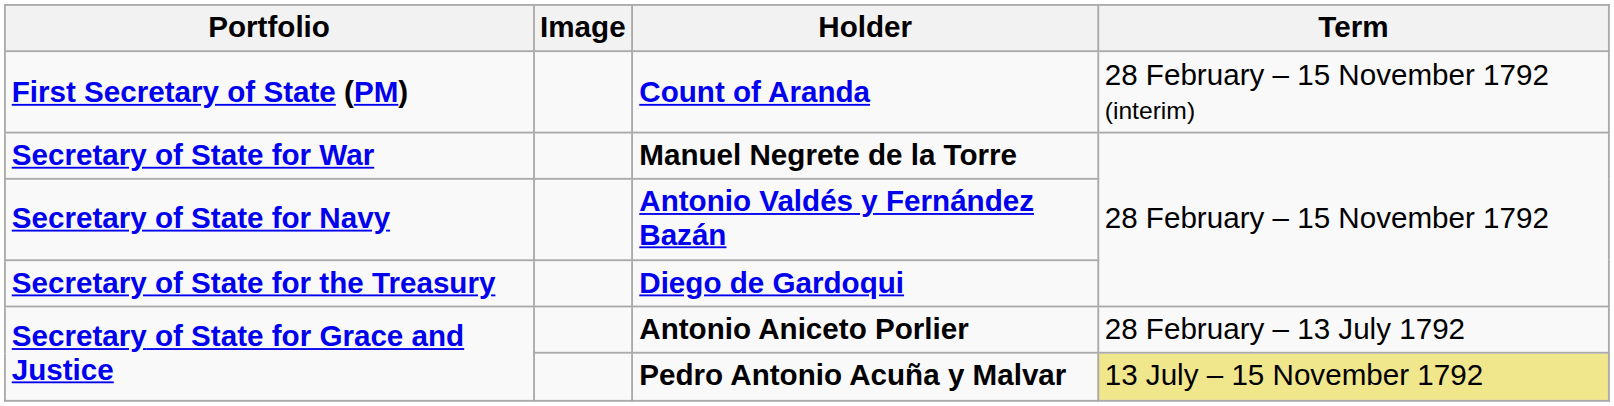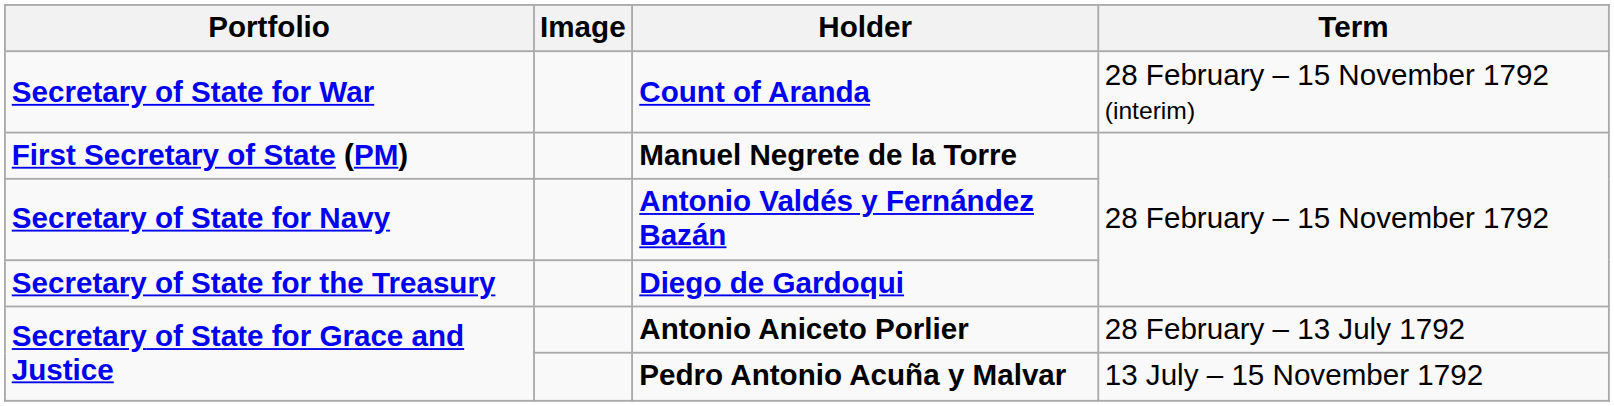(210, 91) First Secretary of State (PM) -> (193, 91) Secretary of State for War
(193, 155) Secretary of State for War -> (210, 155) First Secretary of State (PM)
(1294, 376) khaki background -> (1294, 376) no background
